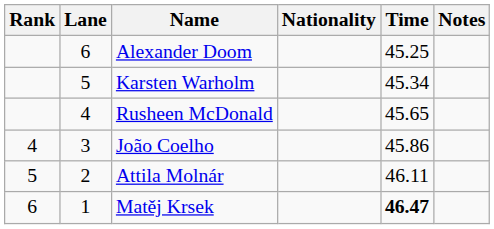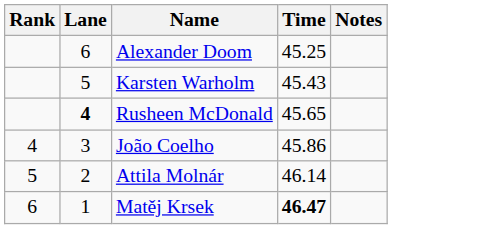- column: (329, 20)
(407, 82) 45.34 -> (304, 82) 45.43
(85, 113) normal -> (85, 113) bold
(407, 176) 46.11 -> (304, 176) 46.14
